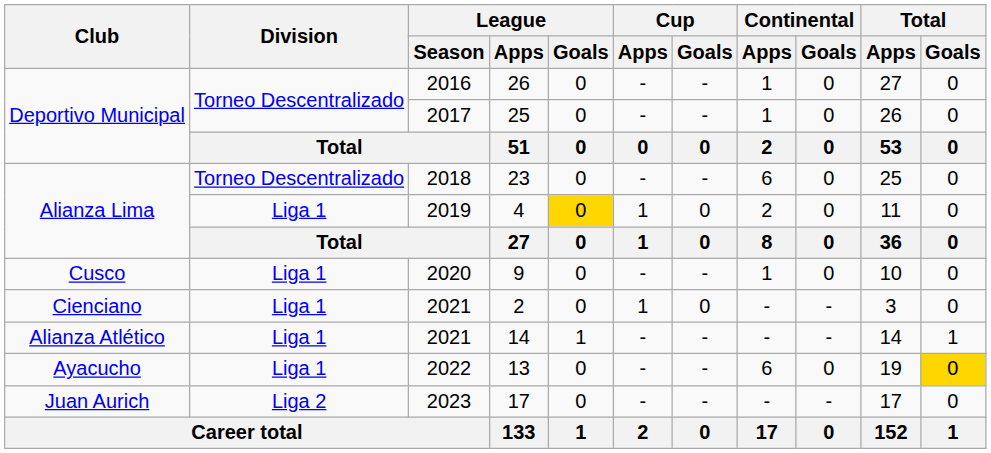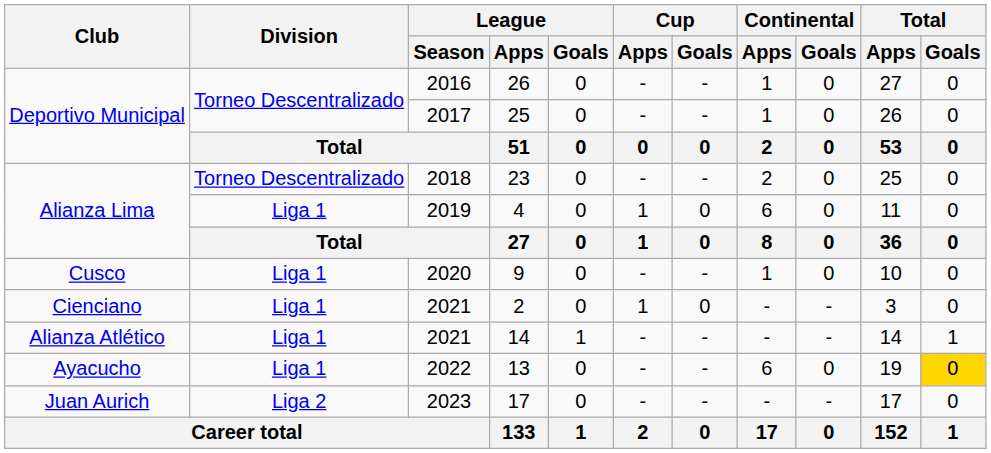(767, 178) 6 -> (767, 178) 2
(581, 210) gold background -> (581, 210) no background
(767, 210) 2 -> (767, 210) 6
